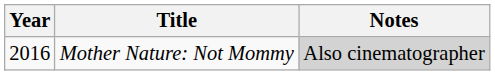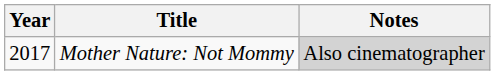(30, 53) 2016 -> (30, 53) 2017
